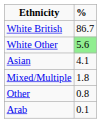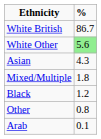(83, 61) 4.1 -> (83, 61) 4.3
+ row: (19, 93)
